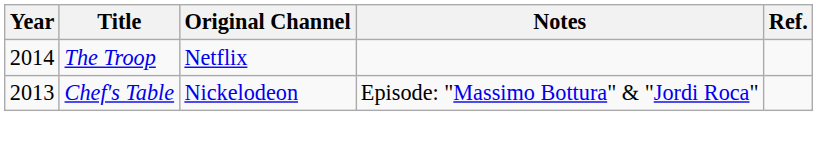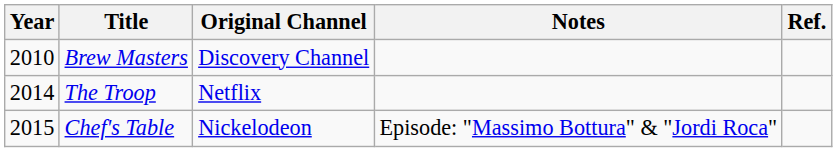+ row: (126, 57)
(32, 92) 2013 -> (32, 127) 2015
